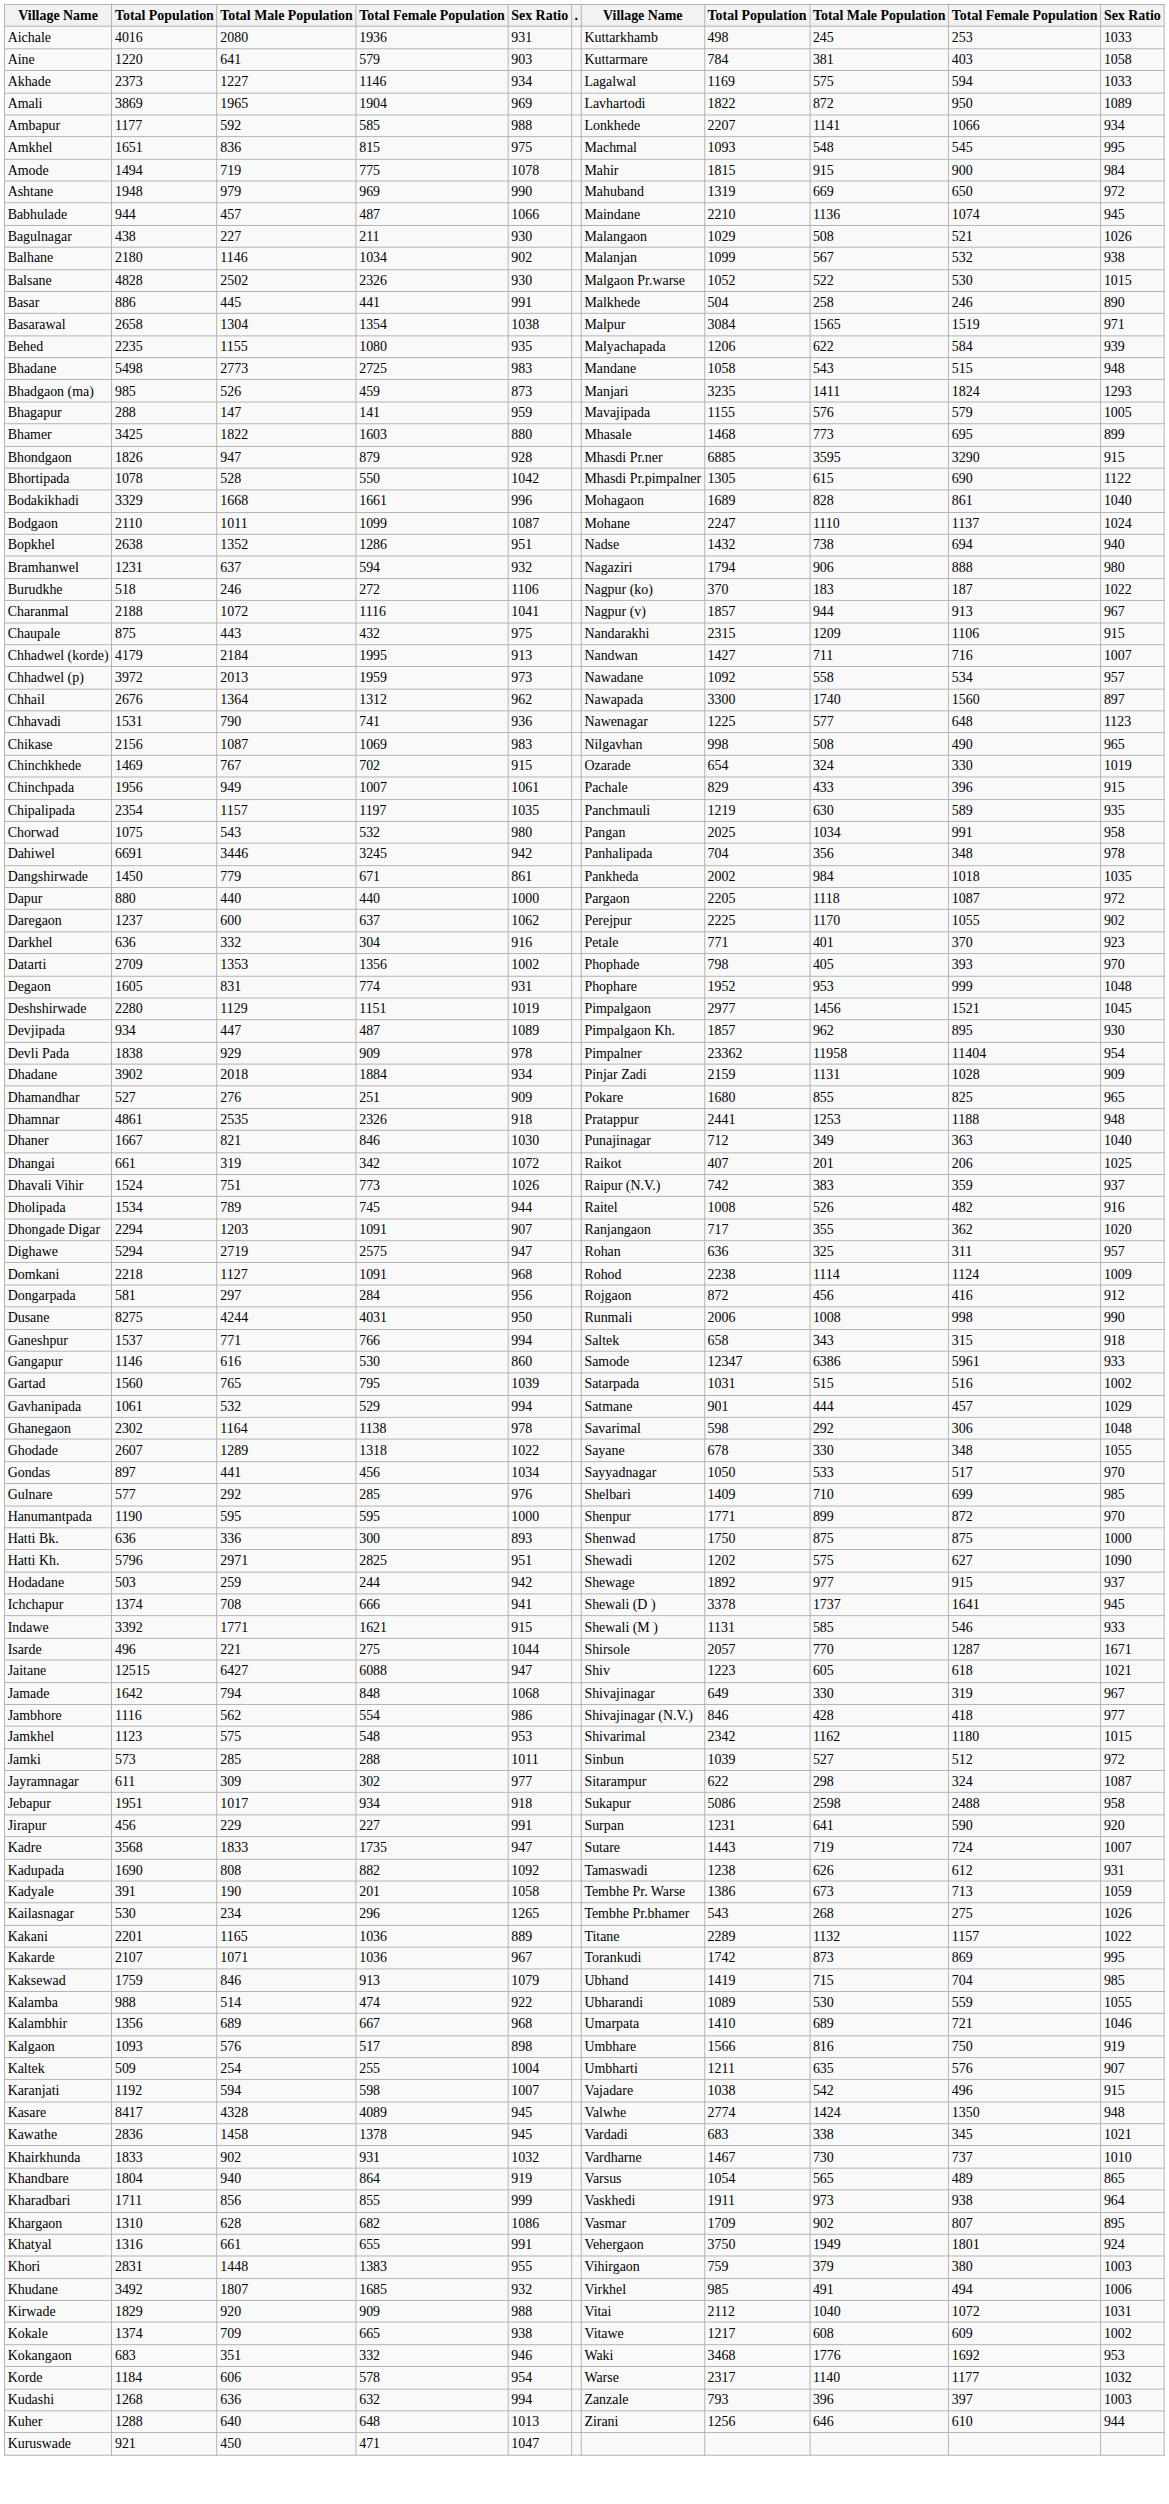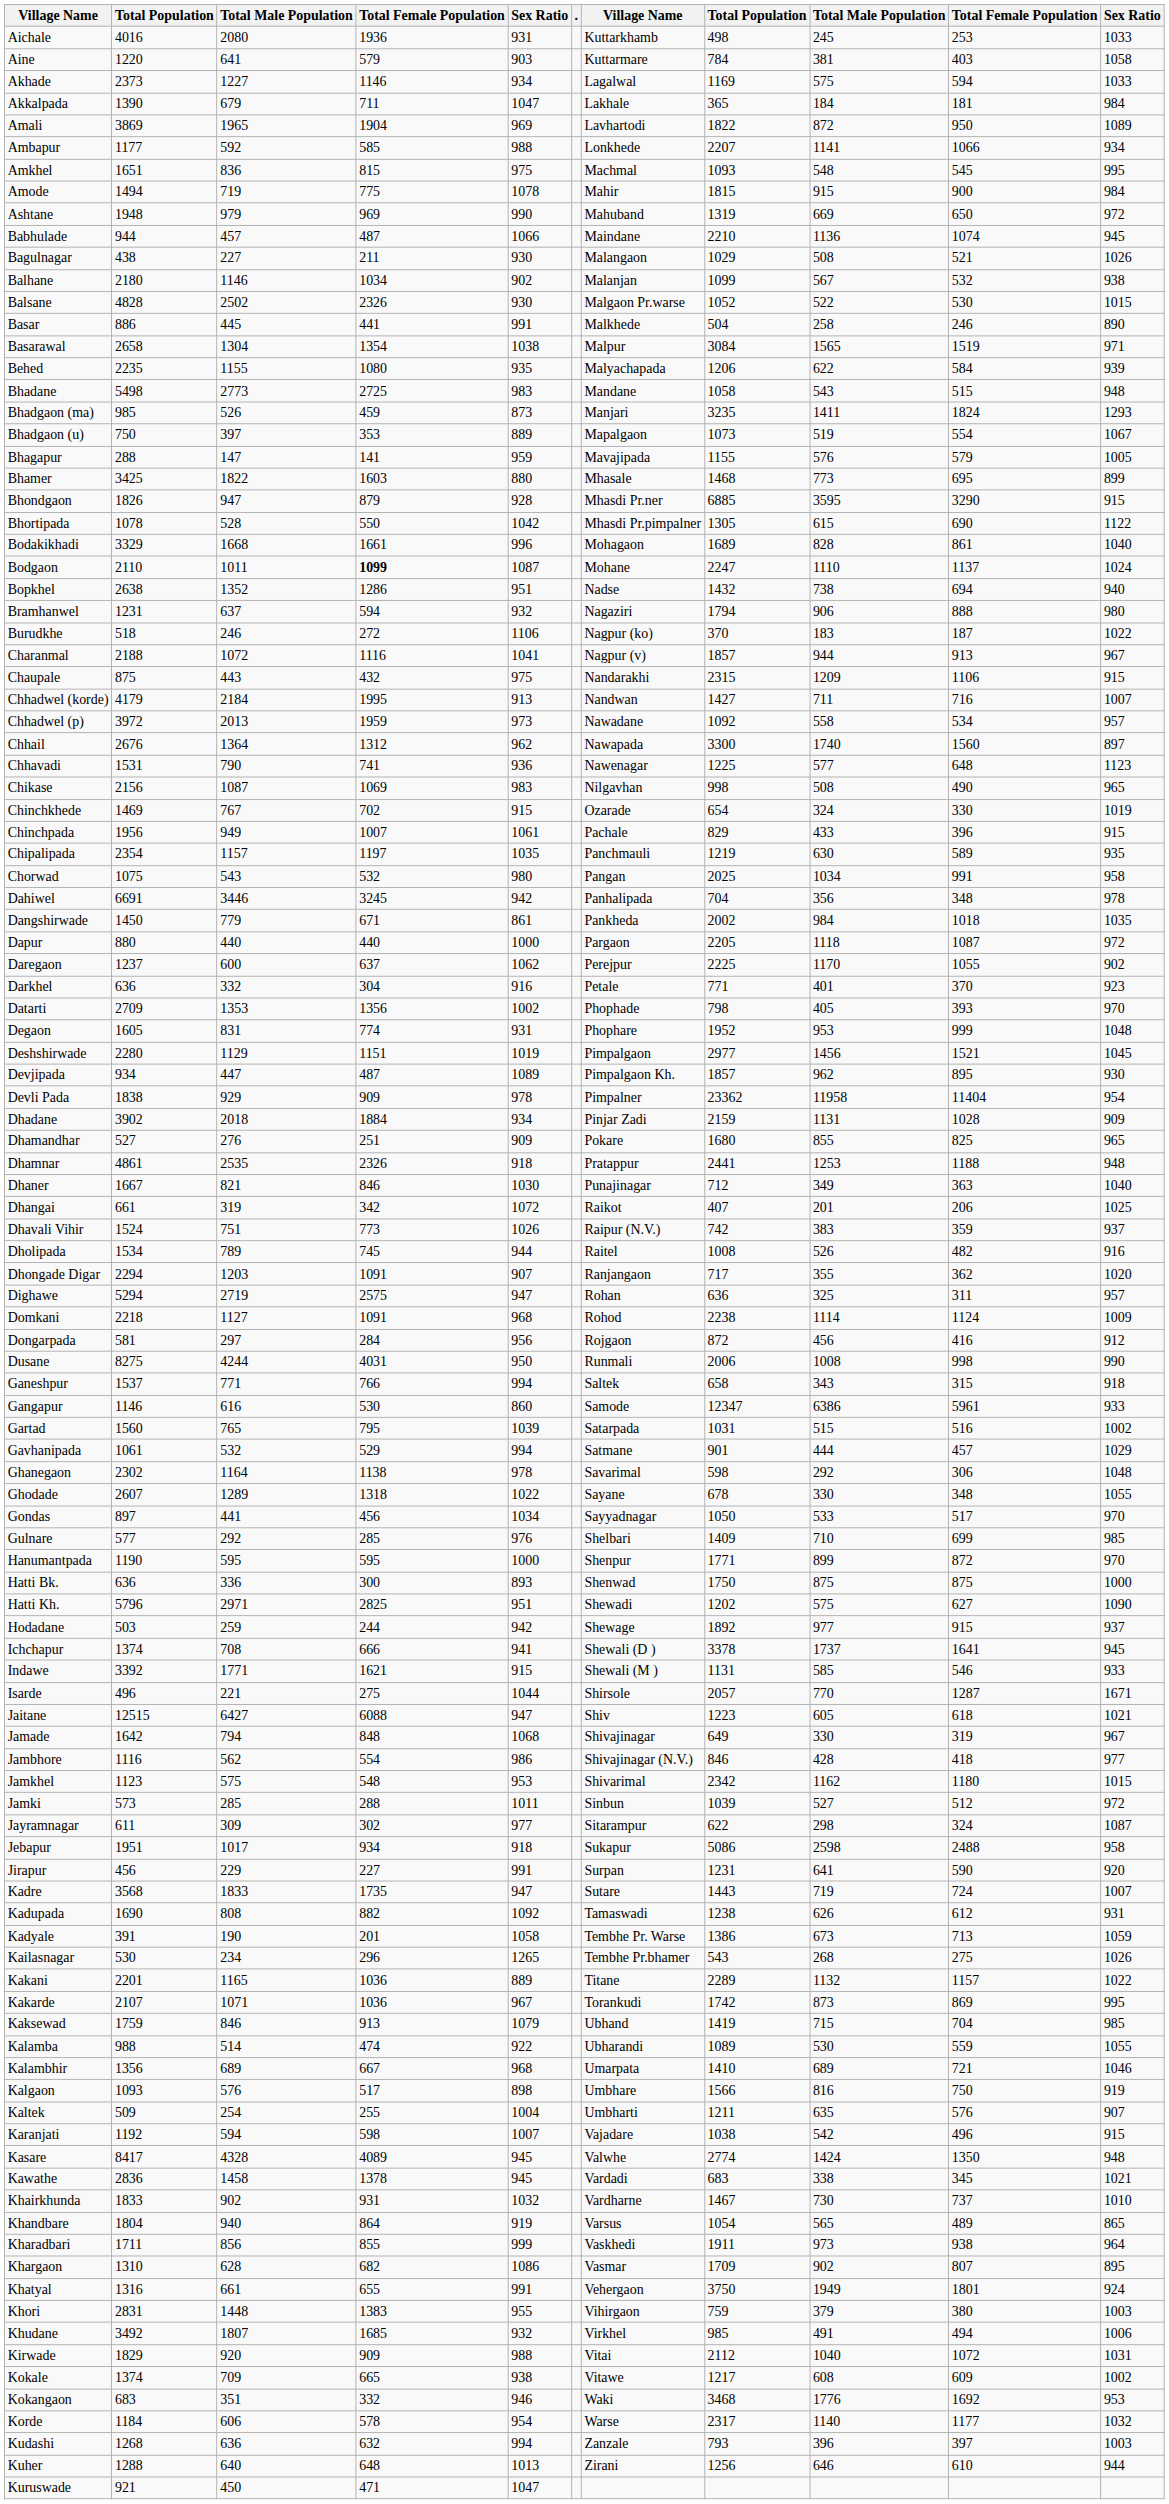+ row: (38, 103)
+ row: (46, 434)
(373, 523) normal -> (373, 567) bold
